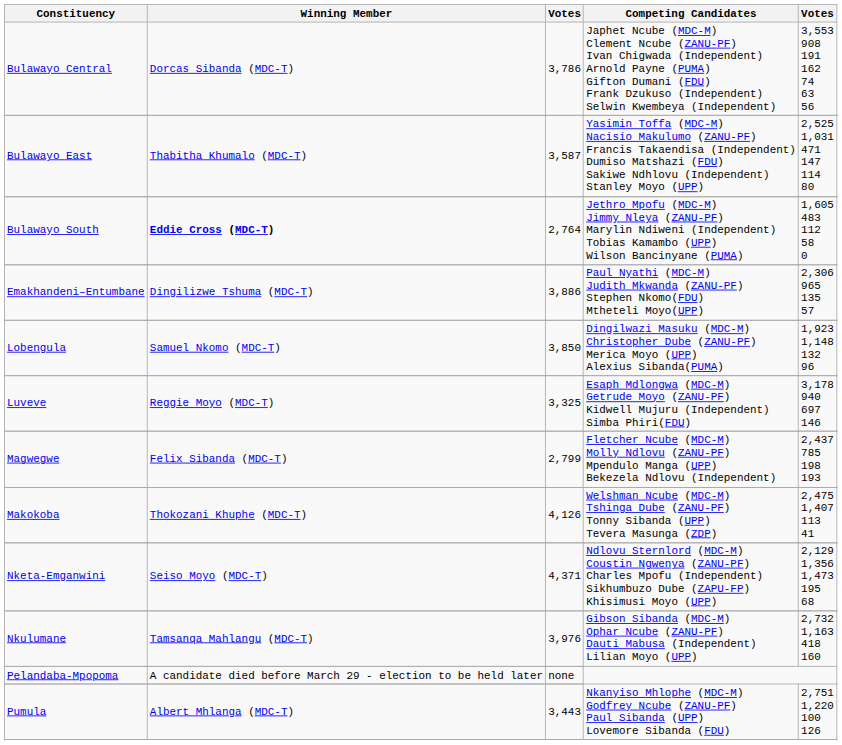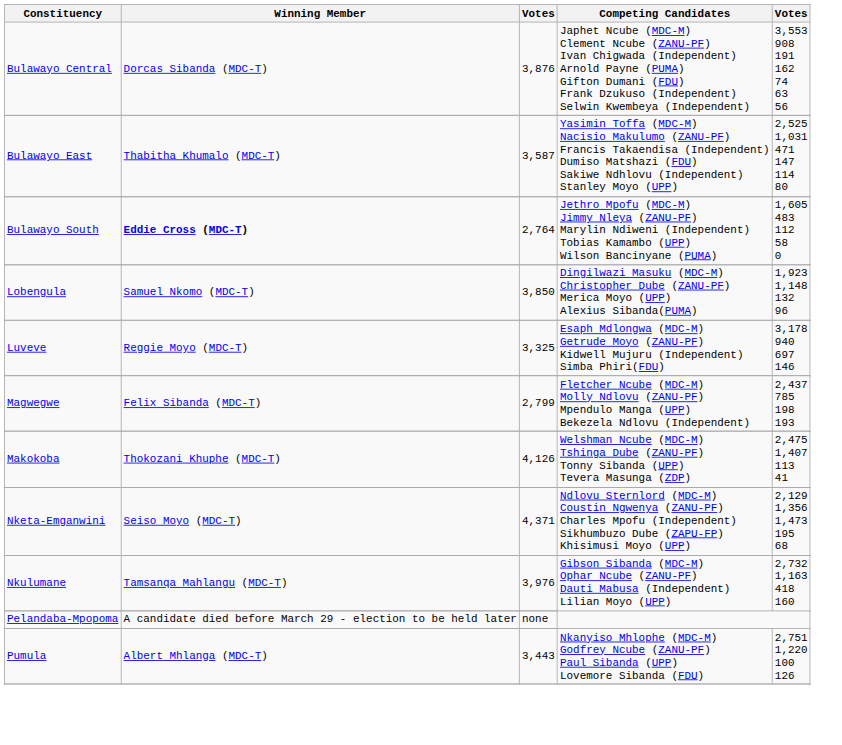(565, 69) 3,786 -> (538, 69) 3,876
- row: (76, 292)
